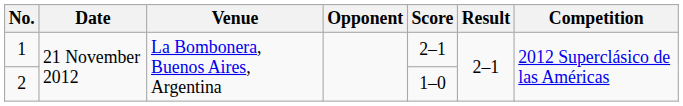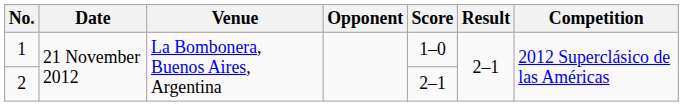(432, 49) 2–1 -> (432, 49) 1–0
(432, 83) 1–0 -> (432, 83) 2–1
